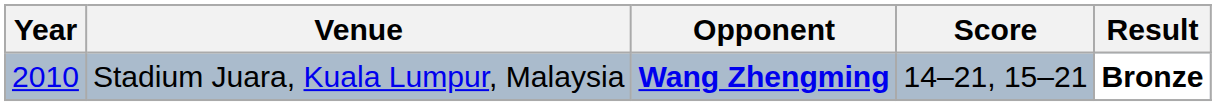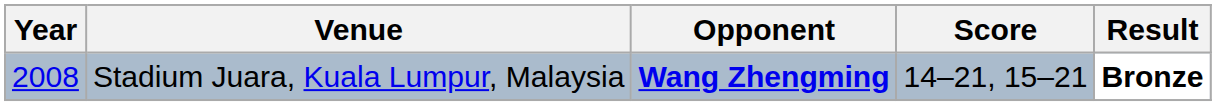(45, 77) 2010 -> (45, 77) 2008
